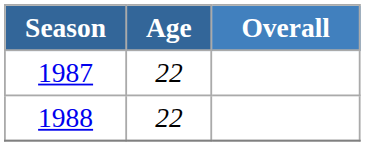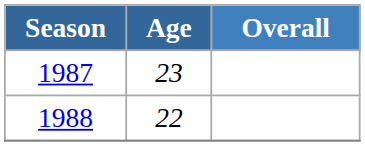(169, 72) 22 -> (169, 72) 23
